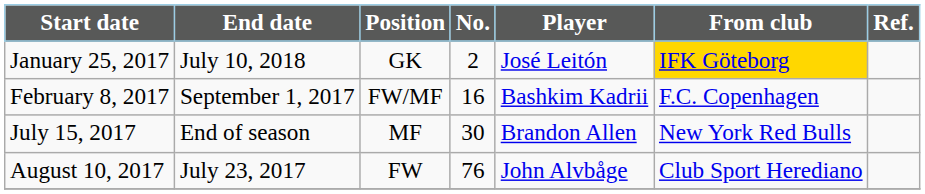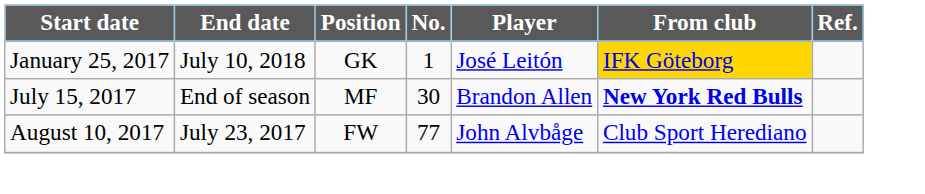(473, 59) 2 -> (428, 59) 1
- row: (90, 96)
(755, 133) normal -> (703, 96) bold
(473, 170) 76 -> (428, 133) 77
